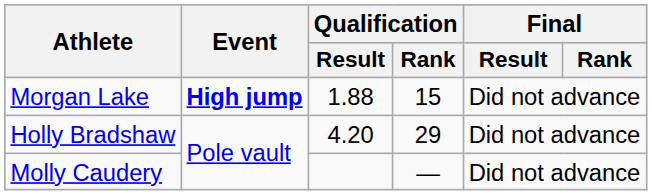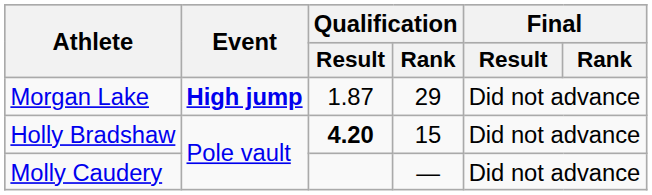(351, 97) 1.88 -> (351, 97) 1.87
(428, 97) 15 -> (428, 97) 29
(351, 134) normal -> (351, 134) bold
(428, 134) 29 -> (428, 134) 15
